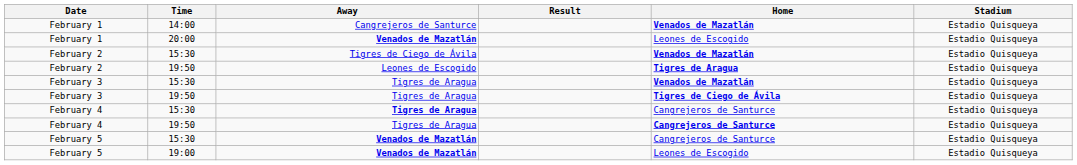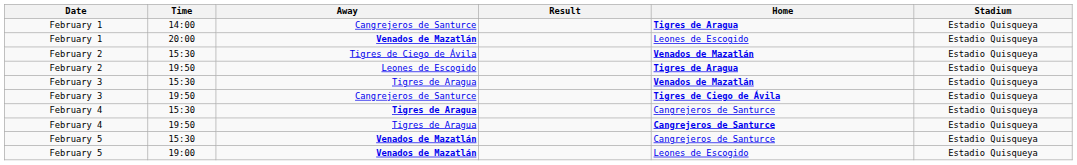(704, 26) Venados de Mazatlán -> (696, 26) Tigres de Aragua
(434, 97) Tigres de Aragua -> (416, 97) Cangrejeros de Santurce
